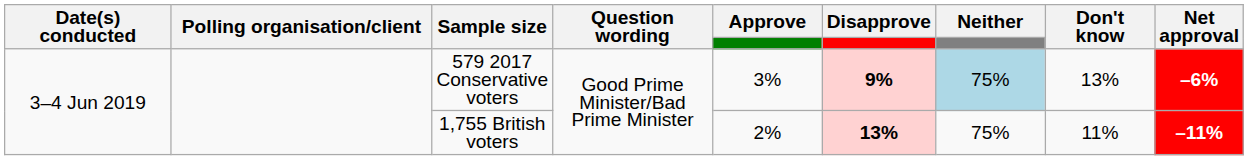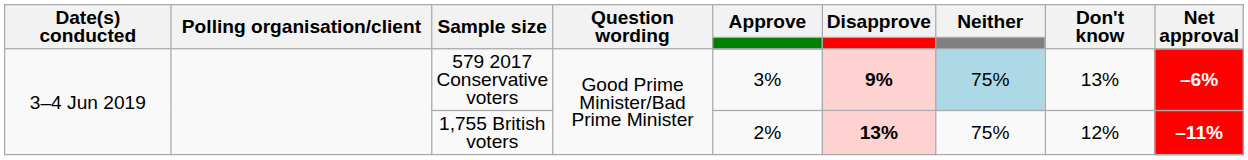(1100, 132) 11% -> (1100, 132) 12%
